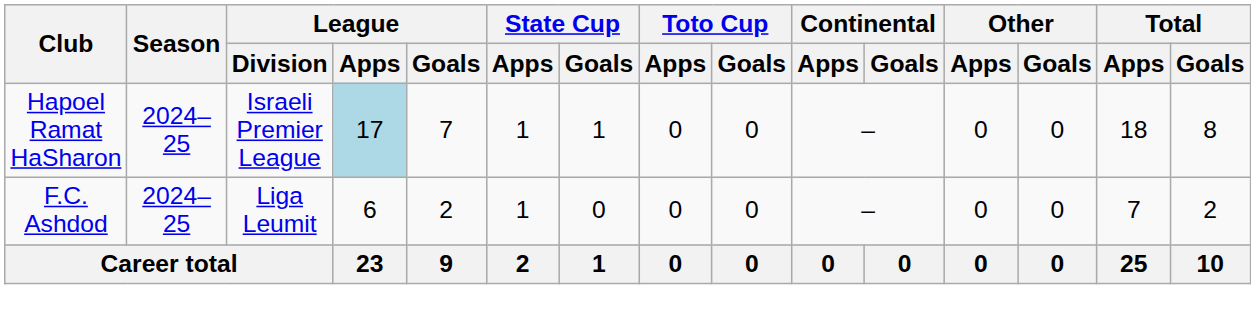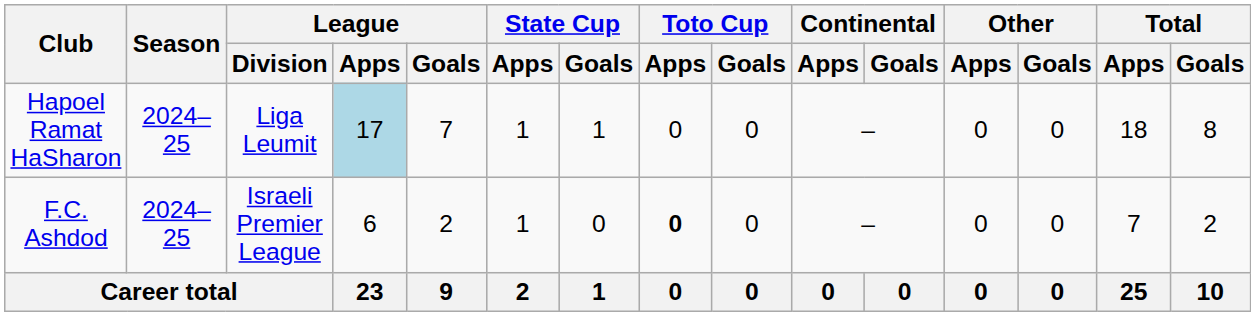(280, 129) Israeli Premier League -> (280, 129) Liga Leumit
(280, 210) Liga Leumit -> (280, 224) Israeli Premier League
(675, 210) normal -> (675, 224) bold
